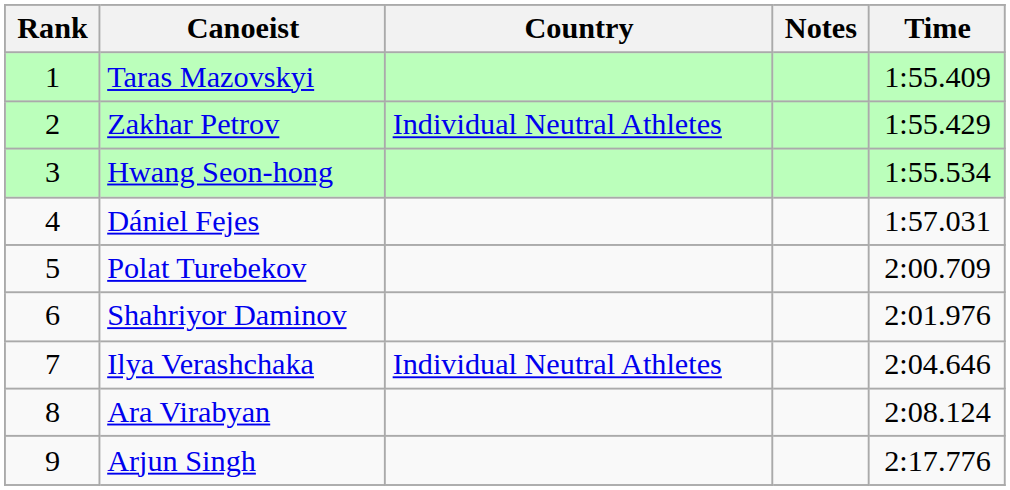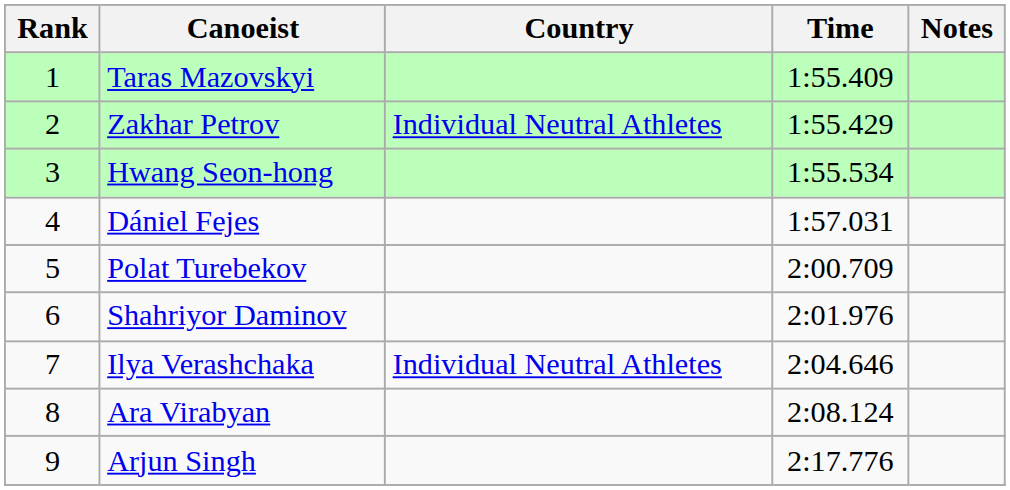columns swapped: (937, 28) <-> (821, 28)
